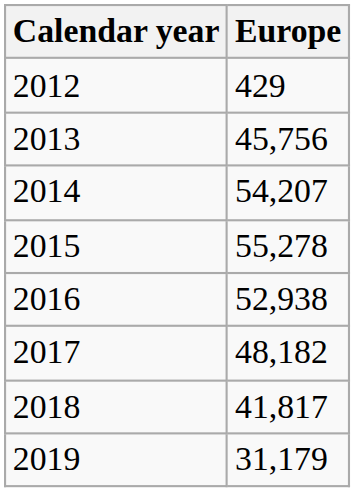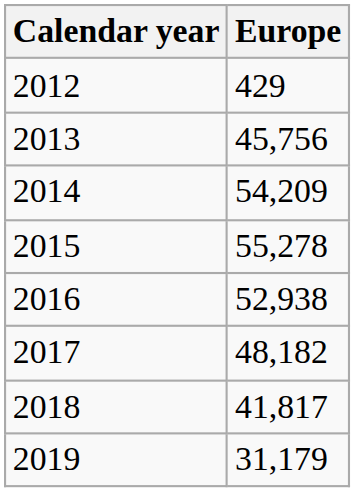(281, 191) 54,207 -> (281, 191) 54,209
